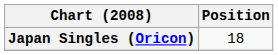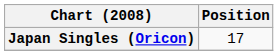(236, 39) 18 -> (236, 39) 17
